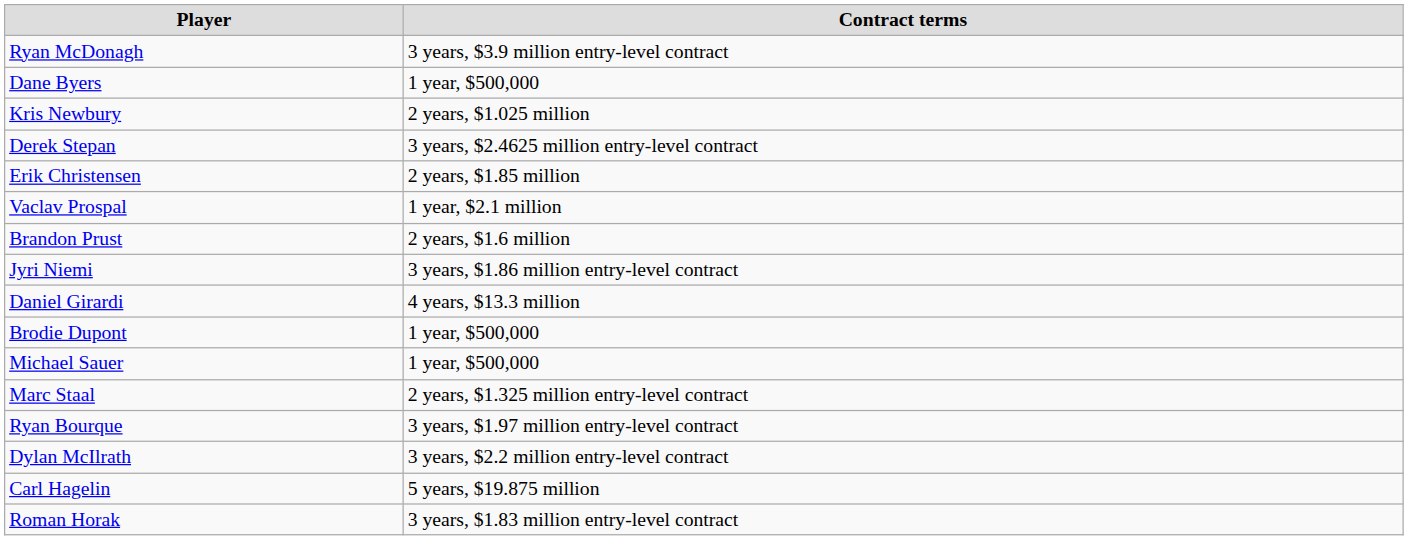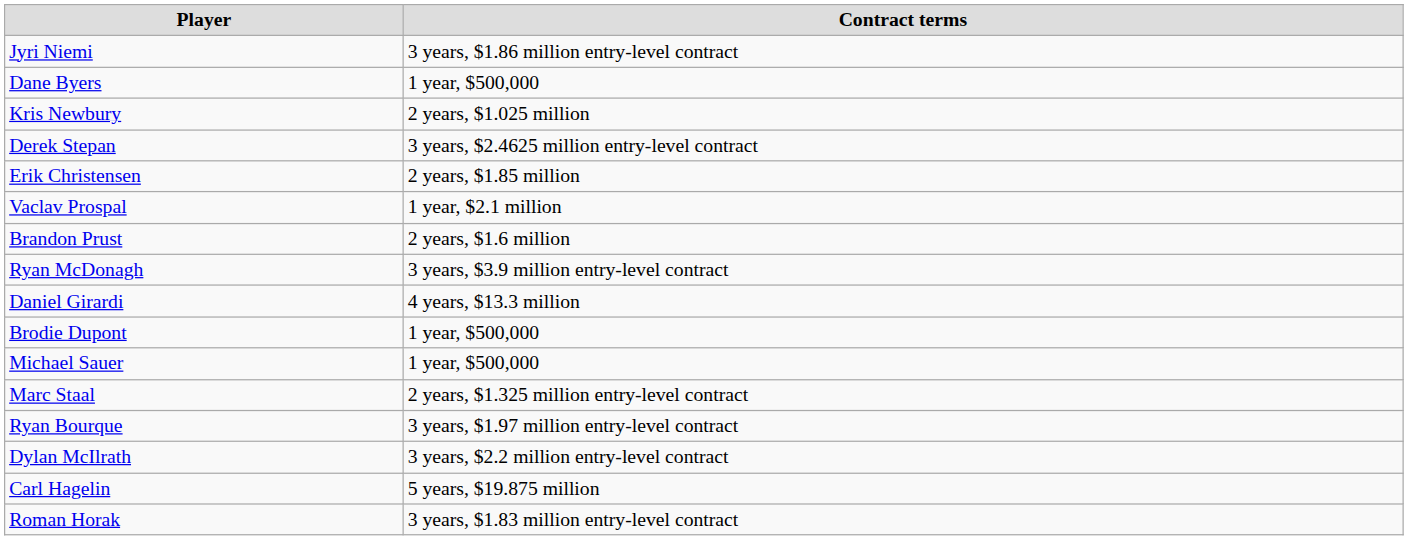rows swapped: (51, 269) <-> (76, 51)
